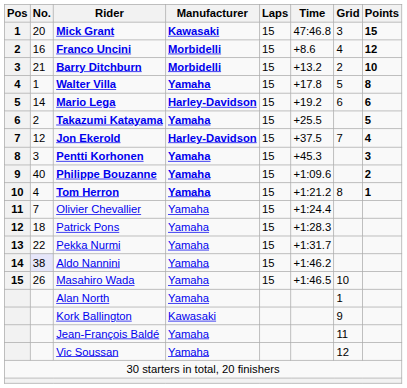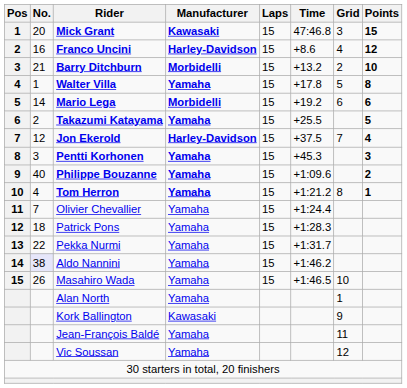(195, 49) Morbidelli -> (212, 49) Harley-Davidson
(212, 102) Harley-Davidson -> (195, 102) Morbidelli
